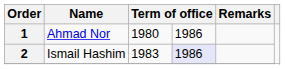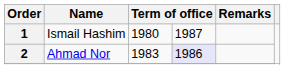(79, 34) Ahmad Nor -> (86, 34) Ismail Hashim
(189, 34) 1986 -> (189, 34) 1987
(86, 53) Ismail Hashim -> (79, 53) Ahmad Nor
